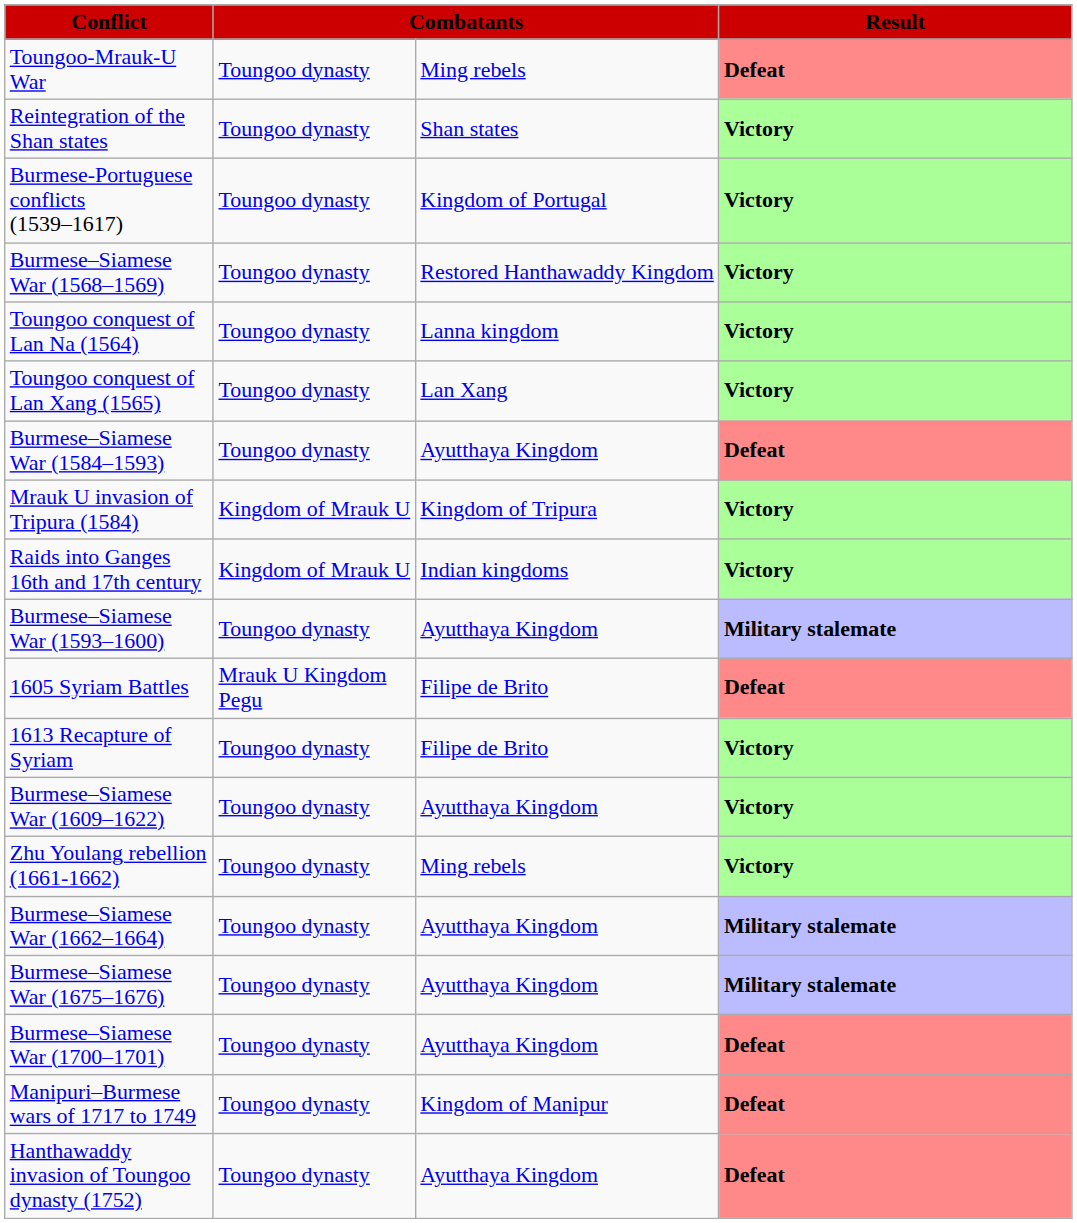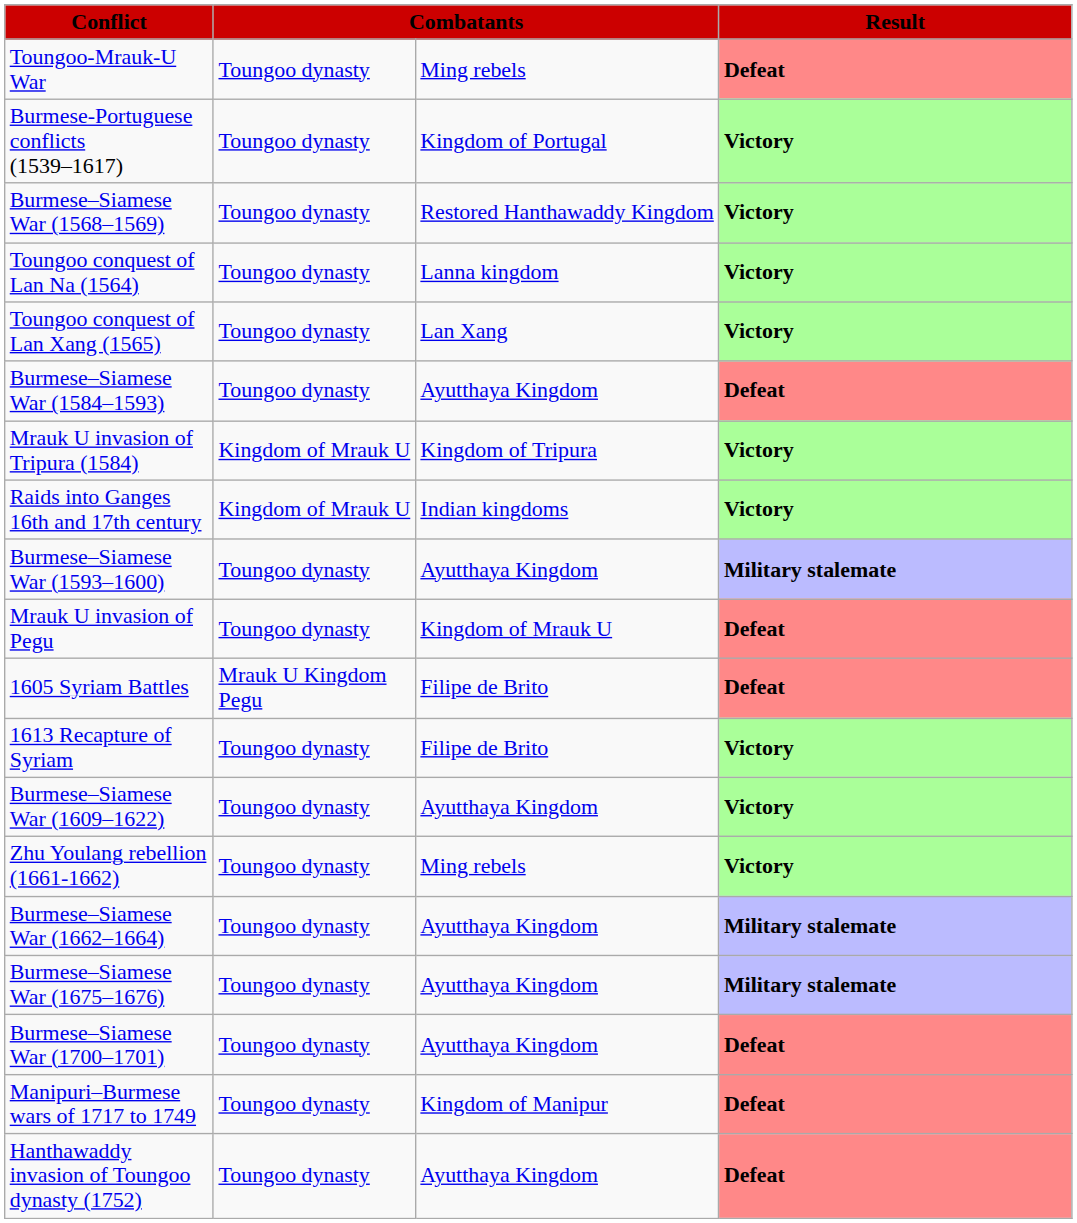- row: (97, 128)
+ row: (101, 628)
